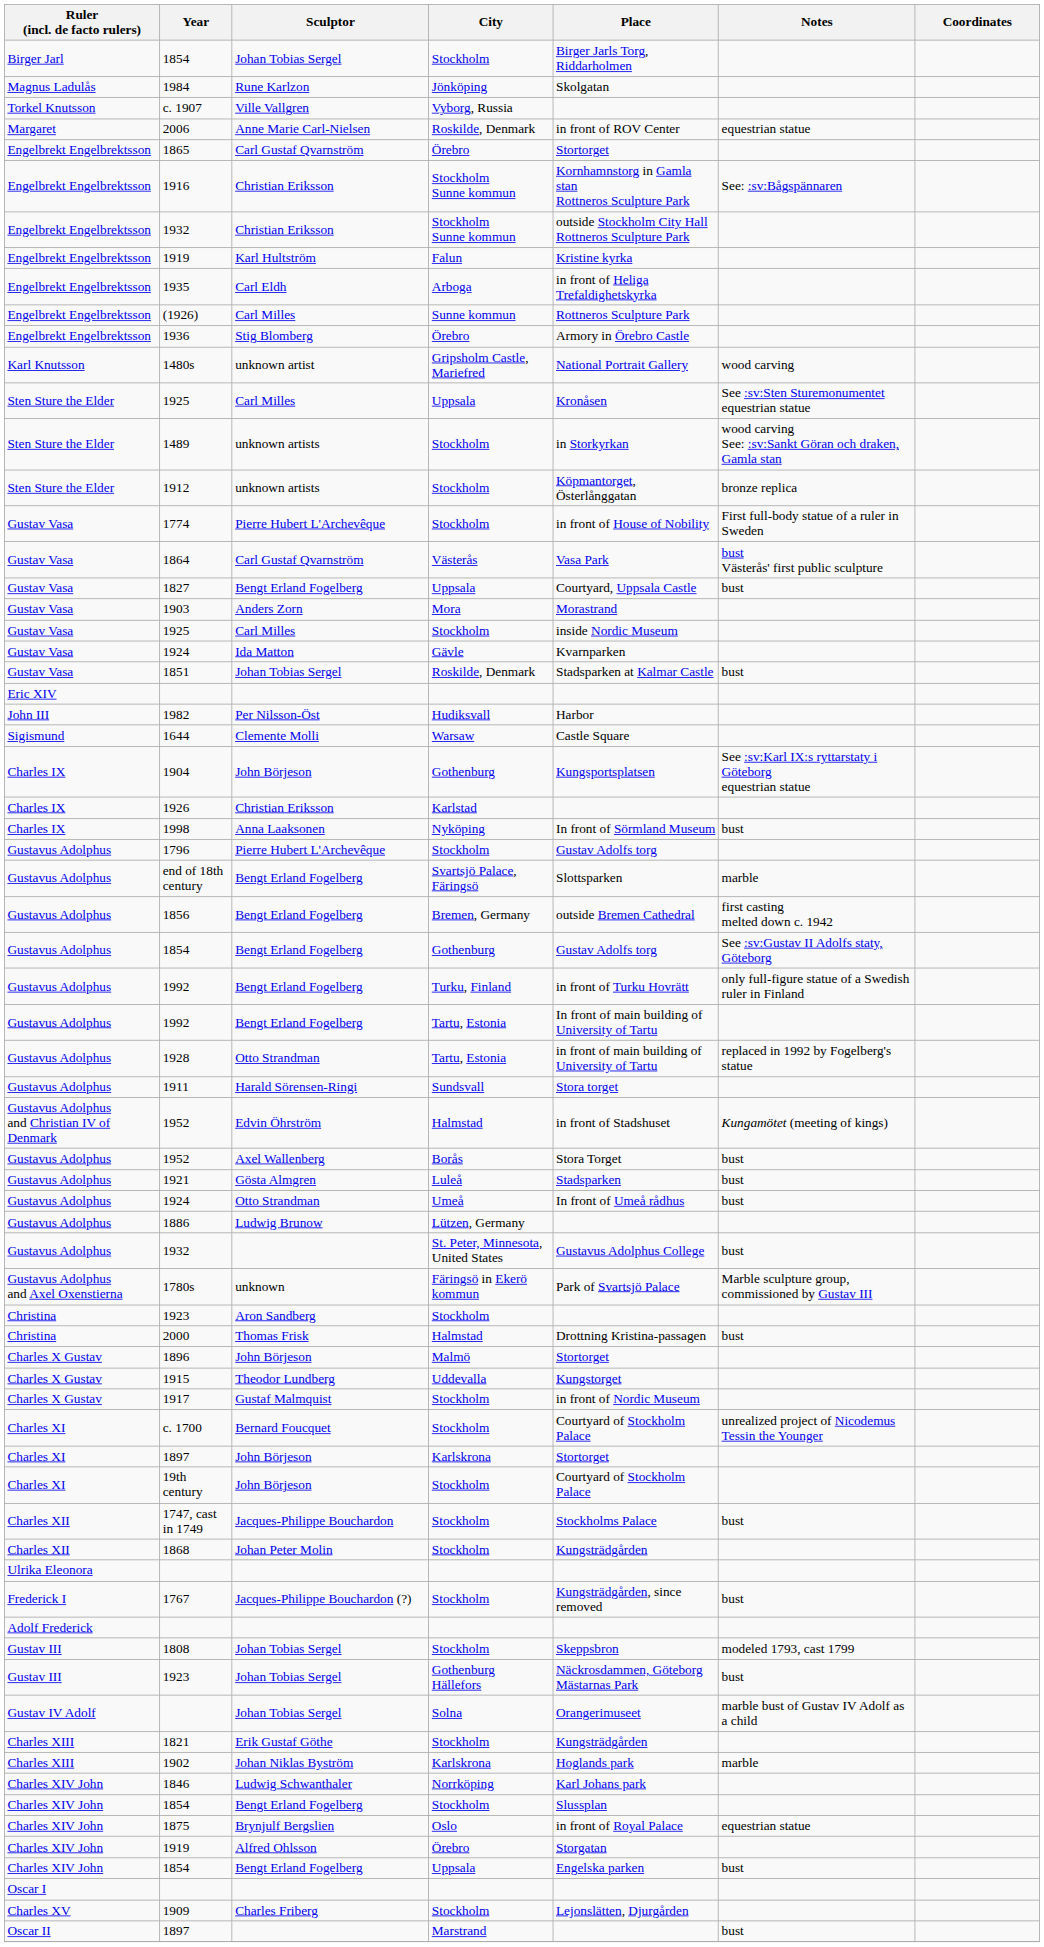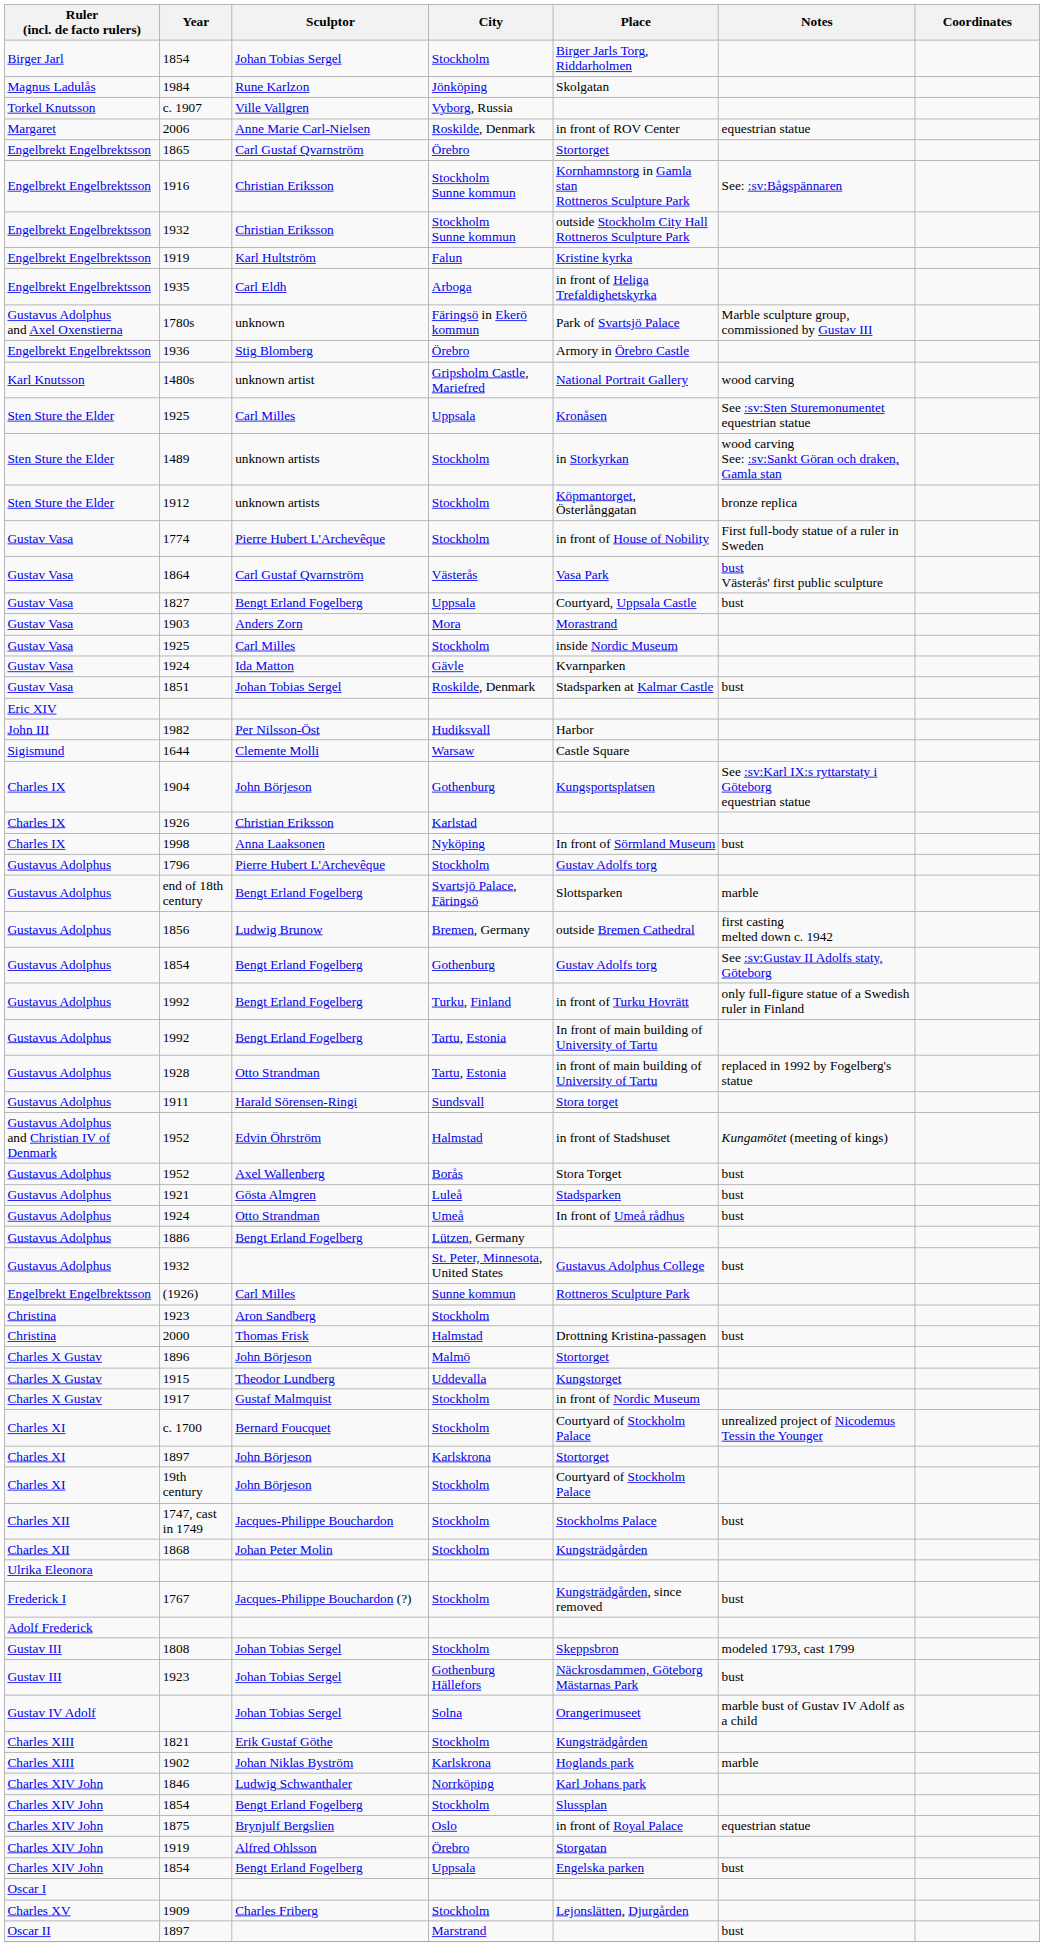rows swapped: (79, 315) <-> (65, 1286)
(299, 914) Bengt Erland Fogelberg -> (279, 929) Ludwig Brunow
(279, 1222) Ludwig Brunow -> (299, 1237) Bengt Erland Fogelberg
